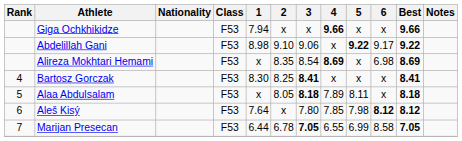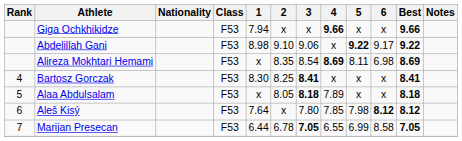(359, 62) x -> (359, 62) 8.11
(359, 95) 8.11 -> (359, 95) x
